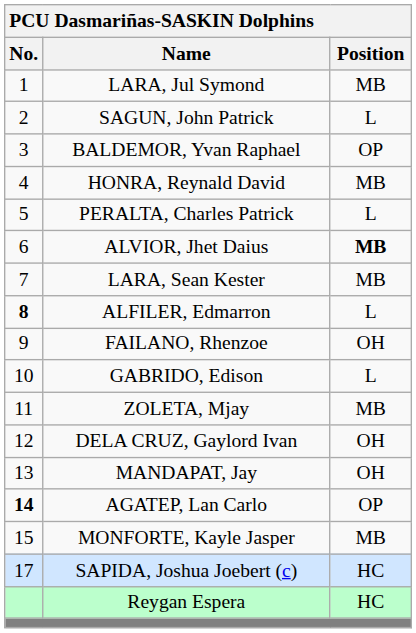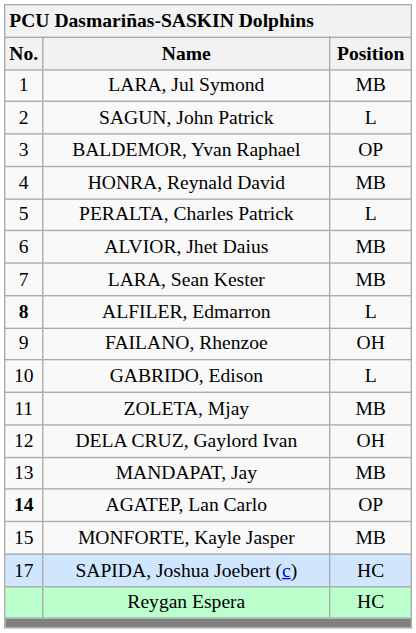(371, 247) bold -> (371, 247) normal
(371, 473) OH -> (371, 473) MB
